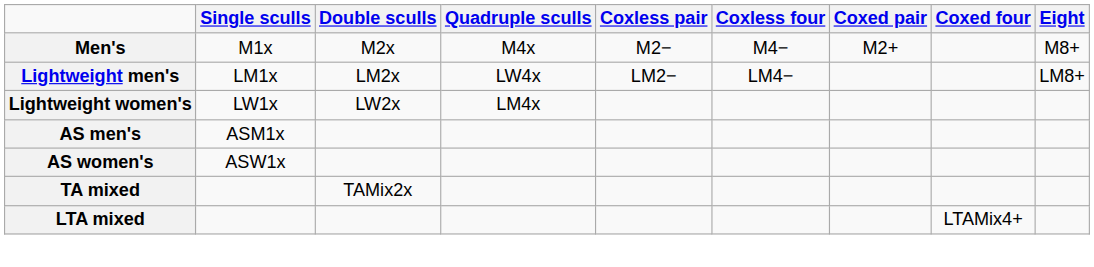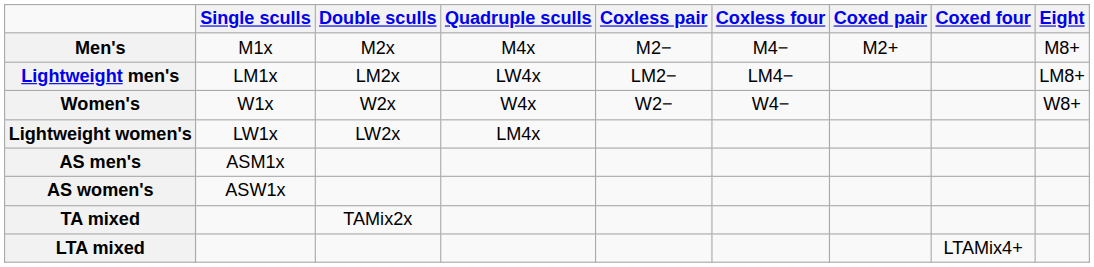+ row: (100, 104)
